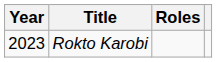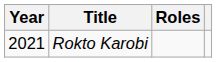(27, 43) 2023 -> (27, 43) 2021
